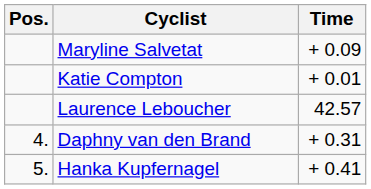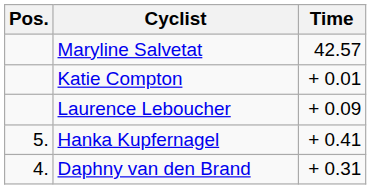(335, 49) + 0.09 -> (338, 49) 42.57
(338, 109) 42.57 -> (335, 109) + 0.09
rows swapped: (154, 139) <-> (138, 169)
